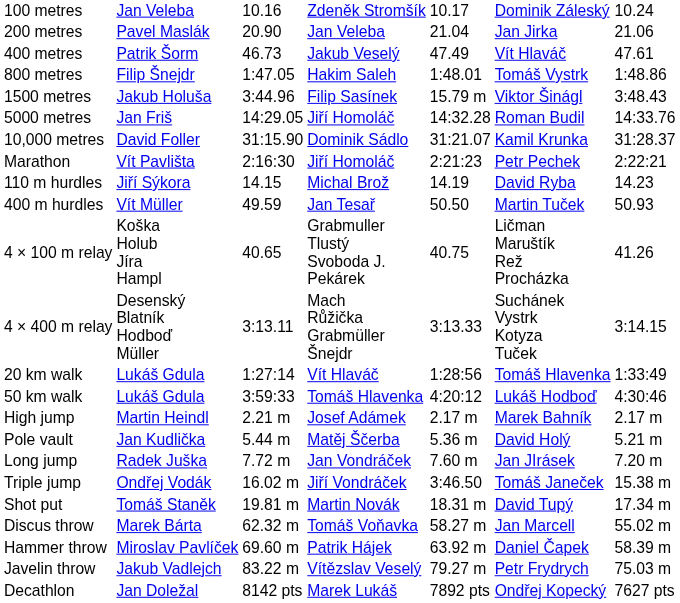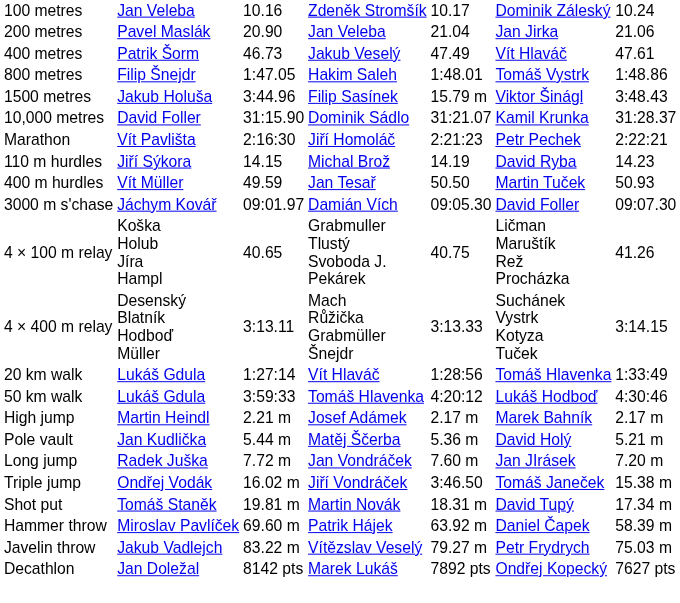- row: (48, 118)
+ row: (59, 204)
- row: (49, 526)
